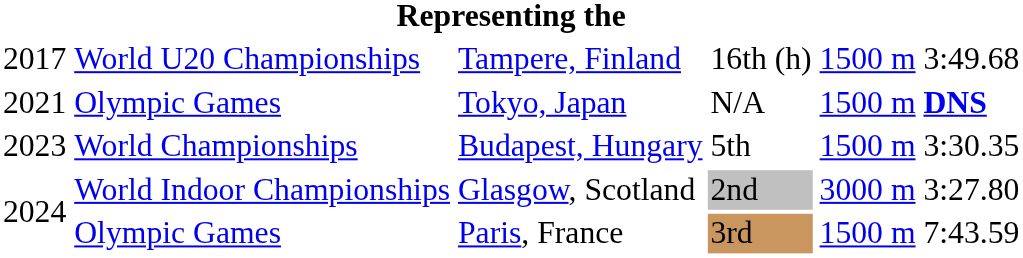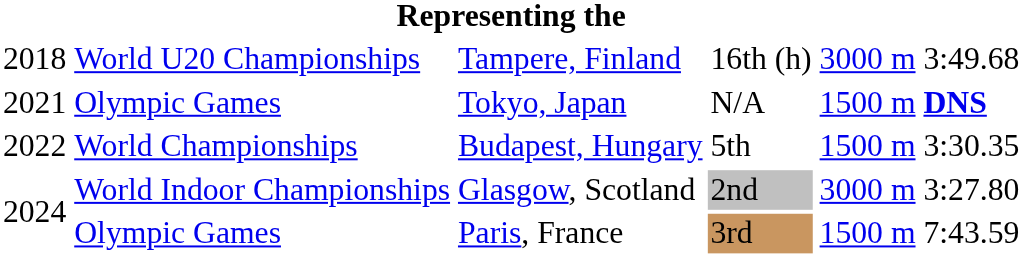(35, 58) 2017 -> (35, 58) 2018
(868, 58) 1500 m -> (868, 58) 3000 m
(35, 145) 2023 -> (35, 145) 2022
